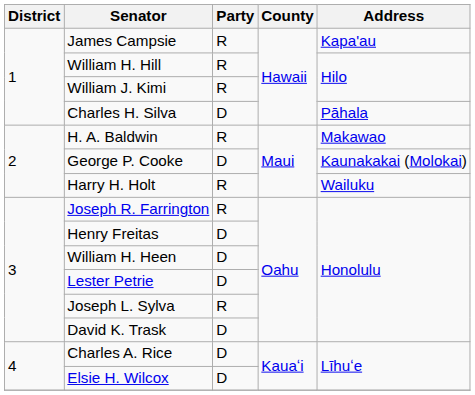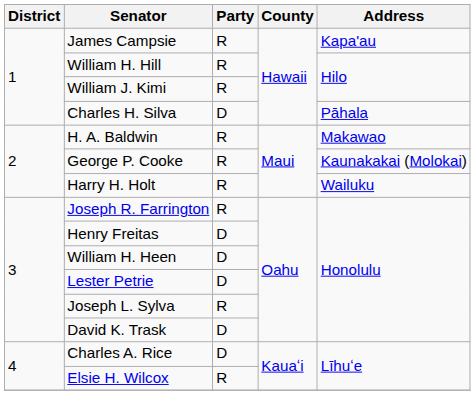(222, 161) D -> (222, 161) R
(222, 378) D -> (222, 378) R
